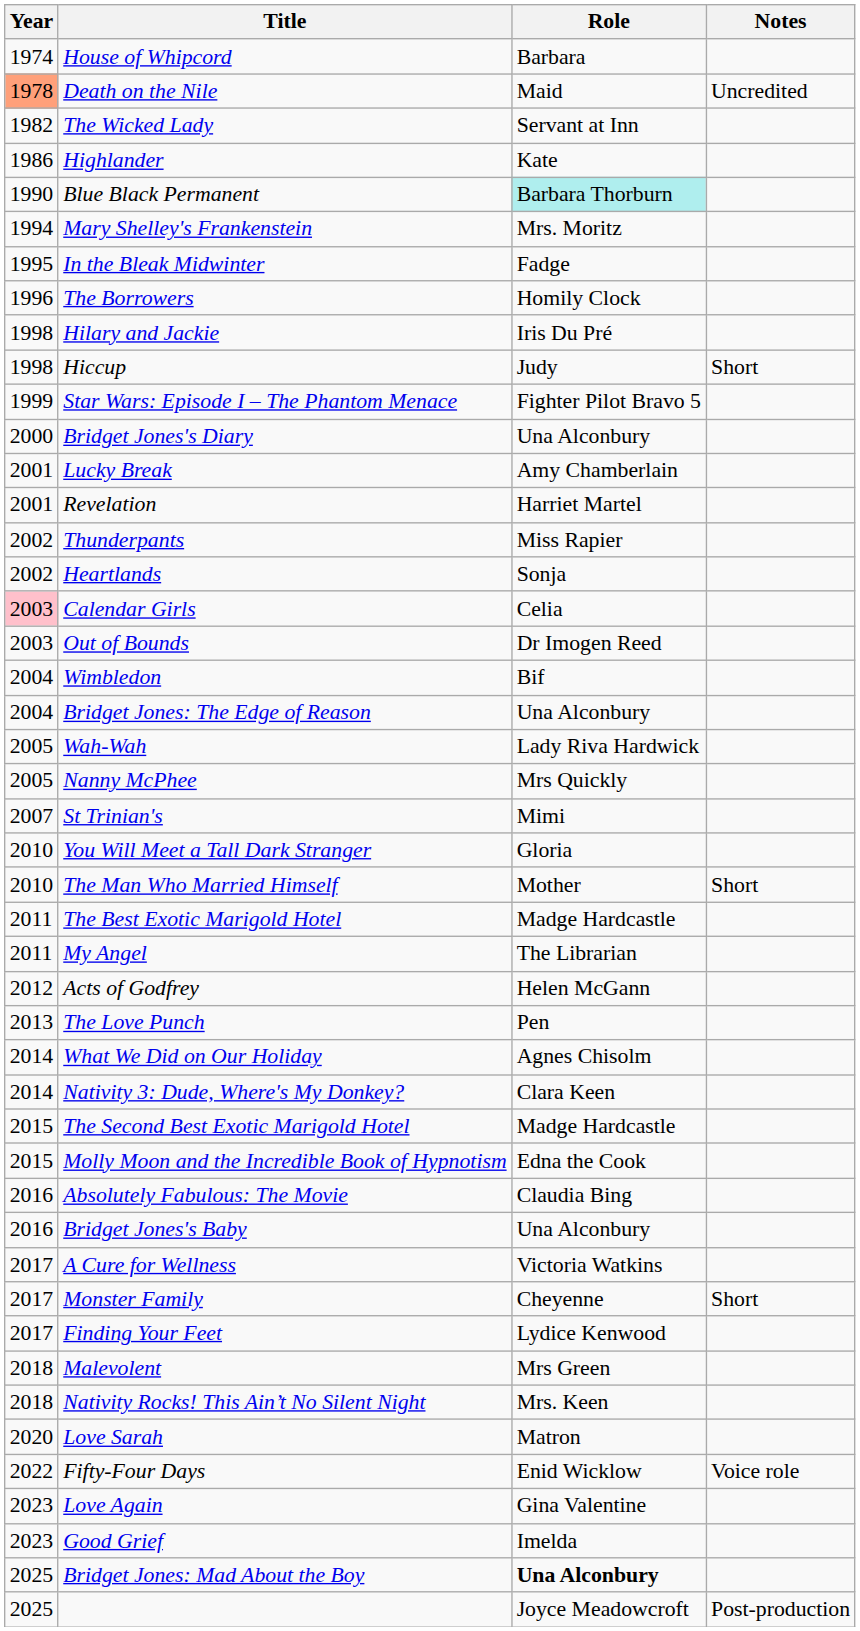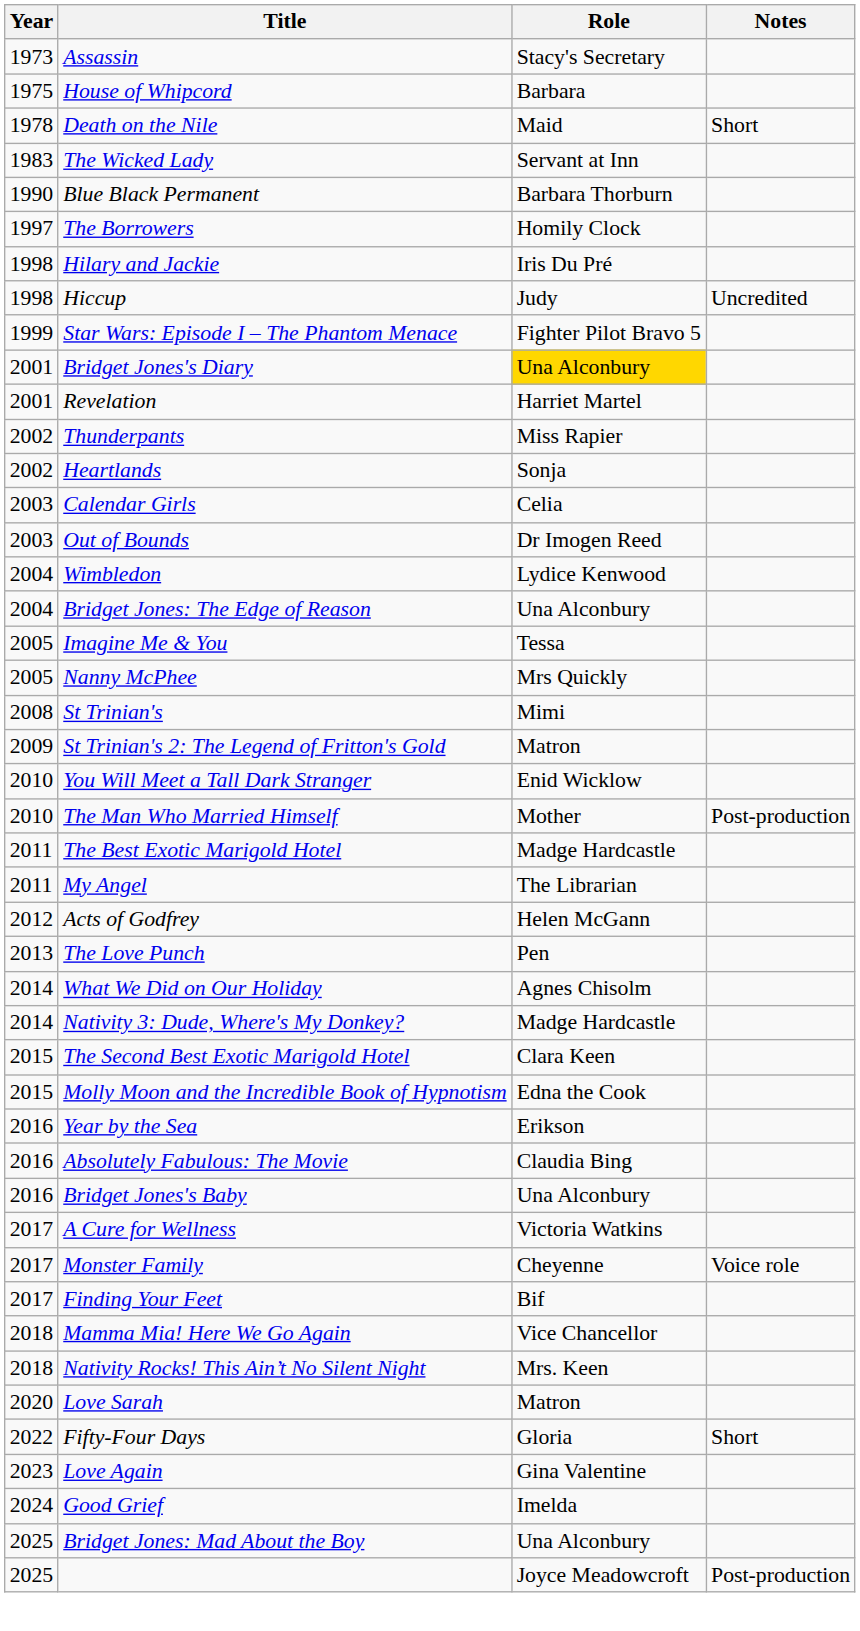+ row: (101, 56)
(31, 56) 1974 -> (31, 90) 1975
(31, 90) lightsalmon background -> (31, 125) no background
(759, 90) Uncredited -> (735, 125) Short
(31, 125) 1982 -> (31, 159) 1983
- row: (113, 159)
(595, 194) paleturquoise background -> (595, 194) no background
- row: (188, 228)
- row: (164, 263)
(31, 297) 1996 -> (31, 228) 1997
(735, 366) Short -> (759, 297) Uncredited
(31, 435) 2000 -> (31, 366) 2001
(583, 435) no background -> (583, 366) gold background
- row: (118, 470)
(31, 608) pink background -> (31, 504) no background
(531, 677) Bif -> (591, 573) Lydice Kenwood
- row: (105, 746)
+ row: (145, 642)
(31, 815) 2007 -> (31, 711) 2008
+ row: (254, 746)
(544, 849) Gloria -> (579, 780) Enid Wicklow
(735, 884) Short -> (781, 815) Post-production
(566, 1091) Clara Keen -> (596, 1022) Madge Hardcastle
(596, 1126) Madge Hardcastle -> (566, 1057) Clara Keen
+ row: (130, 1126)
(735, 1298) Short -> (755, 1264) Voice role
(591, 1333) Lydice Kenwood -> (531, 1298) Bif
- row: (112, 1367)
+ row: (207, 1333)
(579, 1471) Enid Wicklow -> (544, 1436) Gloria
(755, 1471) Voice role -> (735, 1436) Short
(31, 1540) 2023 -> (31, 1505) 2024
(588, 1574) bold -> (583, 1540) normal
